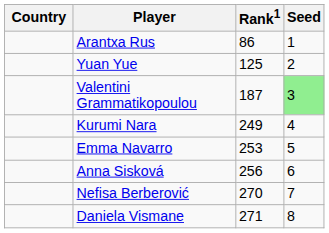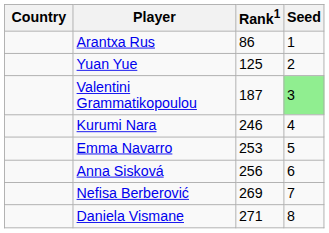(251, 125) 249 -> (251, 125) 246
(251, 193) 270 -> (251, 193) 269
